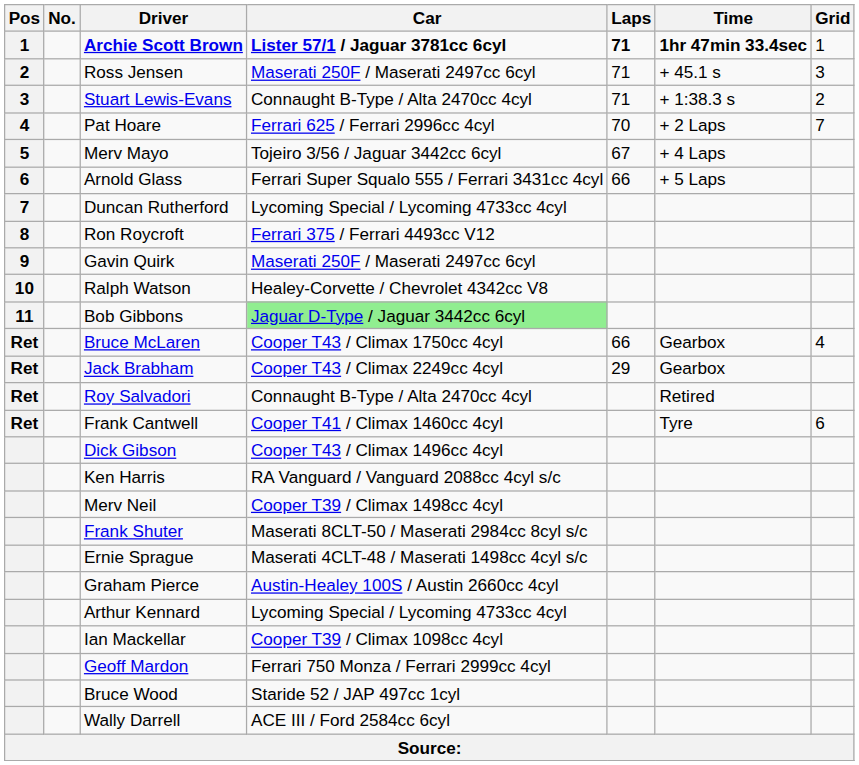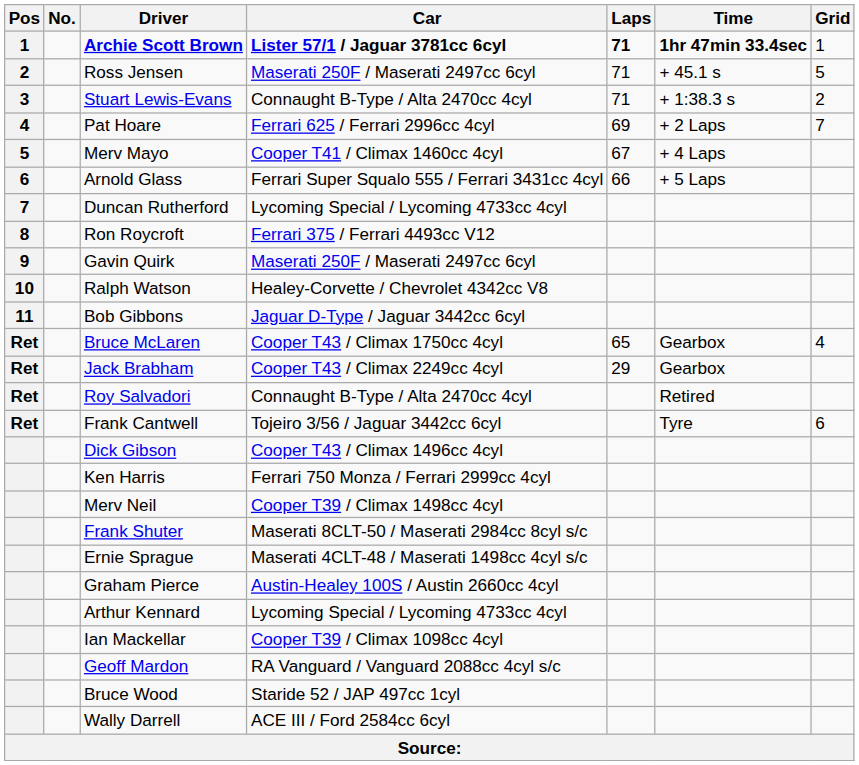(820, 72) 3 -> (820, 72) 5
(621, 126) 70 -> (621, 126) 69
(376, 153) Tojeiro 3/56 / Jaguar 3442cc 6cyl -> (377, 153) Cooper T41 / Climax 1460cc 4cyl
(388, 315) lightgreen background -> (388, 315) no background
(621, 342) 66 -> (621, 342) 65
(377, 423) Cooper T41 / Climax 1460cc 4cyl -> (376, 423) Tojeiro 3/56 / Jaguar 3442cc 6cyl
(406, 477) RA Vanguard / Vanguard 2088cc 4cyl s/c -> (401, 477) Ferrari 750 Monza / Ferrari 2999cc 4cyl
(401, 666) Ferrari 750 Monza / Ferrari 2999cc 4cyl -> (406, 666) RA Vanguard / Vanguard 2088cc 4cyl s/c
